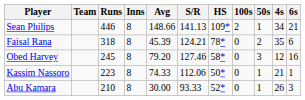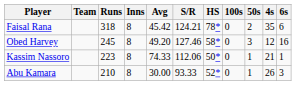- row: (30, 27)
(160, 42) 45.39 -> (160, 27) 45.42
(160, 57) 79.20 -> (160, 42) 49.20
